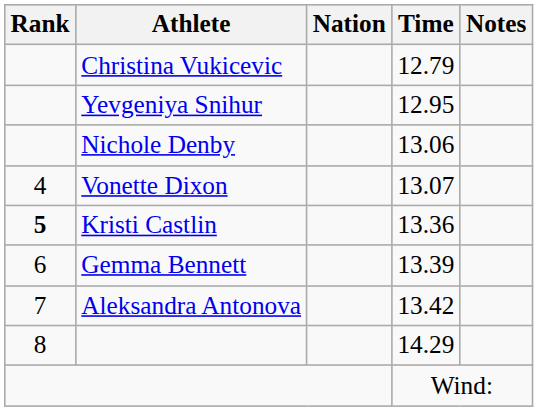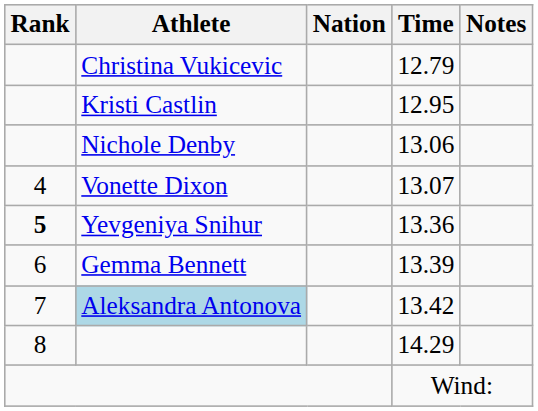(172, 104) Yevgeniya Snihur -> (149, 104) Kristi Castlin
(149, 225) Kristi Castlin -> (172, 225) Yevgeniya Snihur
(191, 305) no background -> (191, 305) lightblue background
